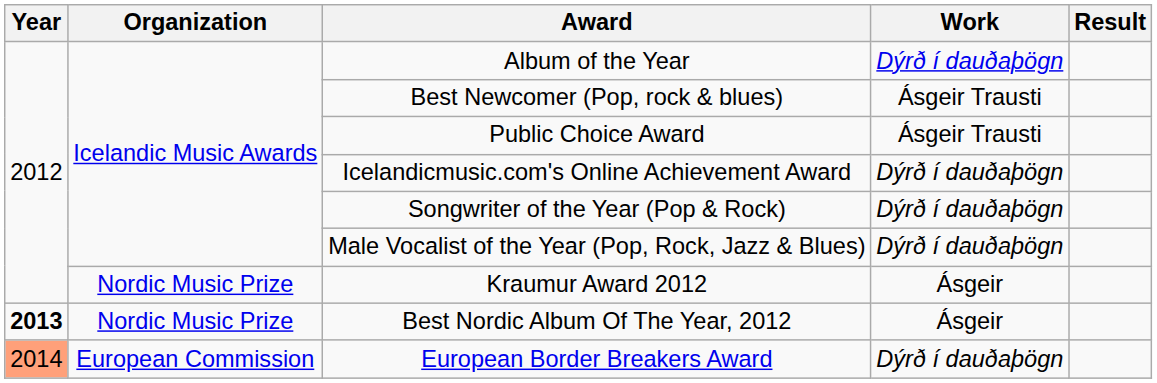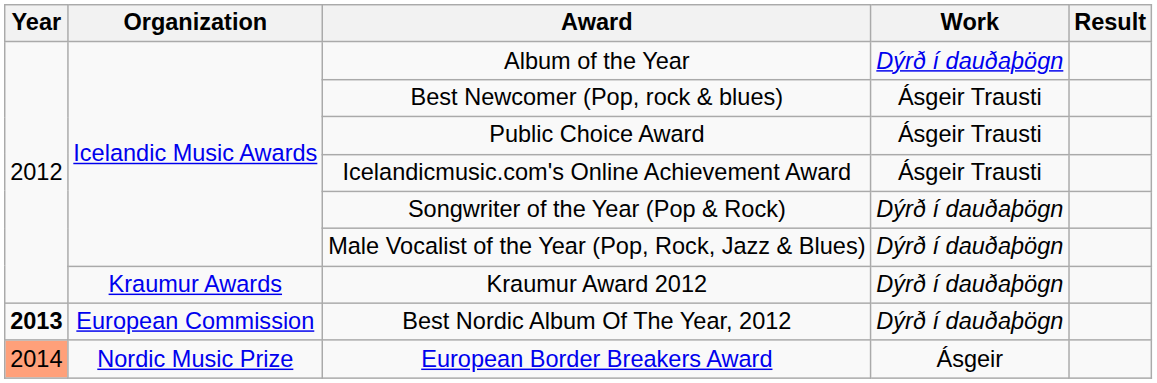(970, 172) Dýrð í dauðaþögn -> (970, 172) Ásgeir Trausti
(195, 284) Nordic Music Prize -> (195, 284) Kraumur Awards
(970, 284) Ásgeir -> (970, 284) Dýrð í dauðaþögn
(195, 321) Nordic Music Prize -> (195, 321) European Commission
(970, 321) Ásgeir -> (970, 321) Dýrð í dauðaþögn
(195, 358) European Commission -> (195, 358) Nordic Music Prize
(970, 358) Dýrð í dauðaþögn -> (970, 358) Ásgeir
